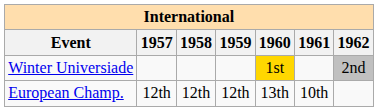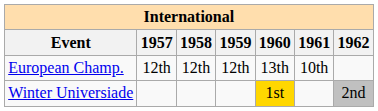rows swapped: (66, 93) <-> (71, 67)
